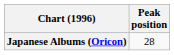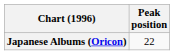(149, 41) 28 -> (149, 41) 22
